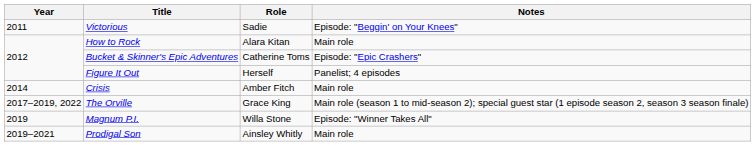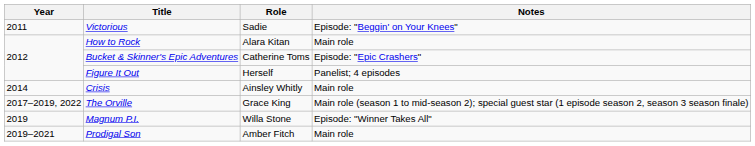(268, 88) Amber Fitch -> (272, 88) Ainsley Whitly
(272, 133) Ainsley Whitly -> (268, 133) Amber Fitch
